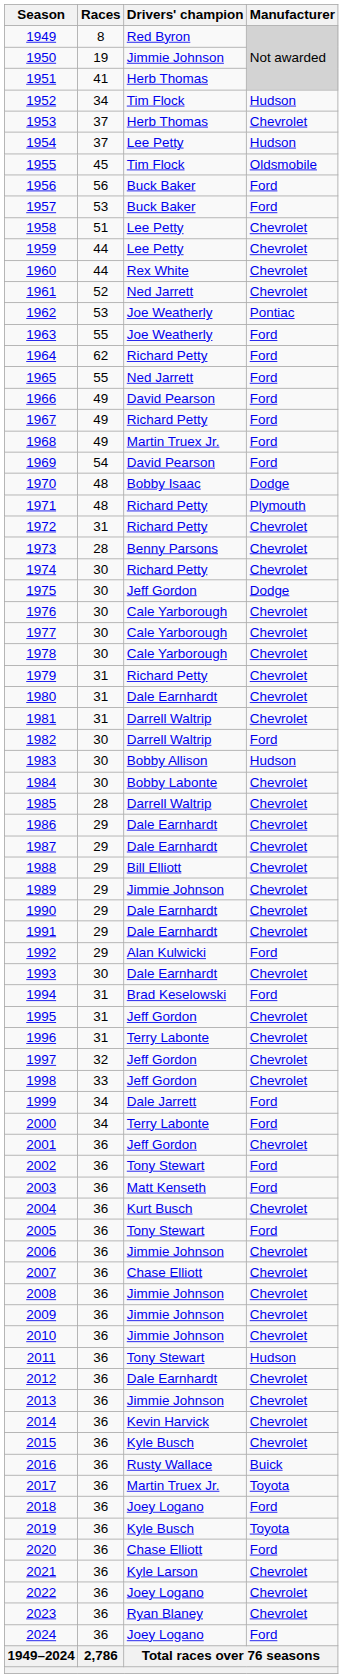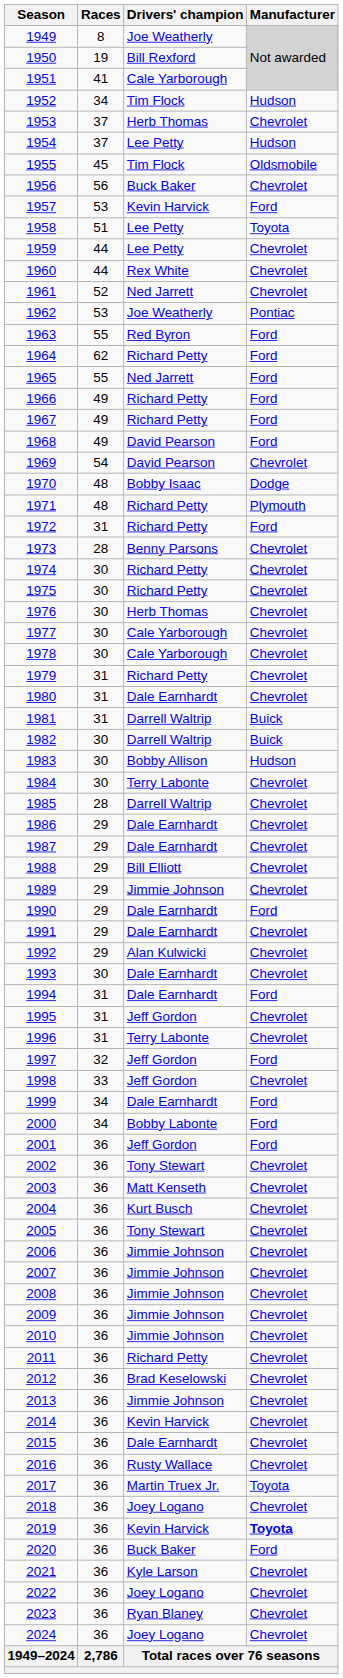(159, 36) Red Byron -> (170, 36) Joe Weatherly
(175, 57) Jimmie Johnson -> (161, 57) Bill Rexford
(167, 79) Herb Thomas -> (177, 79) Cale Yarborough
(264, 185) Ford -> (278, 185) Chevrolet
(161, 206) Buck Baker -> (168, 206) Kevin Harvick
(278, 228) Chevrolet -> (270, 228) Toyota
(170, 334) Joe Weatherly -> (159, 334) Red Byron
(171, 398) David Pearson -> (167, 398) Richard Petty
(173, 441) Martin Truex Jr. -> (171, 441) David Pearson
(264, 462) Ford -> (278, 462) Chevrolet
(278, 526) Chevrolet -> (264, 526) Ford
(162, 590) Jeff Gordon -> (167, 590) Richard Petty
(270, 590) Dodge -> (278, 590) Chevrolet
(177, 611) Cale Yarborough -> (167, 611) Herb Thomas
(278, 718) Chevrolet -> (266, 718) Buick
(264, 739) Ford -> (266, 739) Buick
(172, 782) Bobby Labonte -> (168, 782) Terry Labonte
(278, 910) Chevrolet -> (264, 910) Ford
(264, 953) Ford -> (278, 953) Chevrolet
(176, 995) Brad Keselowski -> (172, 995) Dale Earnhardt
(278, 1059) Chevrolet -> (264, 1059) Ford
(162, 1102) Dale Jarrett -> (172, 1102) Dale Earnhardt
(168, 1123) Terry Labonte -> (172, 1123) Bobby Labonte
(278, 1144) Chevrolet -> (264, 1144) Ford
(264, 1166) Ford -> (278, 1166) Chevrolet
(264, 1187) Ford -> (278, 1187) Chevrolet
(264, 1230) Ford -> (278, 1230) Chevrolet
(165, 1272) Chase Elliott -> (175, 1272) Jimmie Johnson
(166, 1358) Tony Stewart -> (167, 1358) Richard Petty
(273, 1358) Hudson -> (278, 1358) Chevrolet
(172, 1379) Dale Earnhardt -> (176, 1379) Brad Keselowski
(160, 1443) Kyle Busch -> (172, 1443) Dale Earnhardt
(266, 1464) Buick -> (278, 1464) Chevrolet
(264, 1507) Ford -> (278, 1507) Chevrolet
(160, 1528) Kyle Busch -> (168, 1528) Kevin Harvick
(270, 1528) normal -> (271, 1528) bold
(165, 1549) Chase Elliott -> (161, 1549) Buck Baker
(264, 1635) Ford -> (278, 1635) Chevrolet
